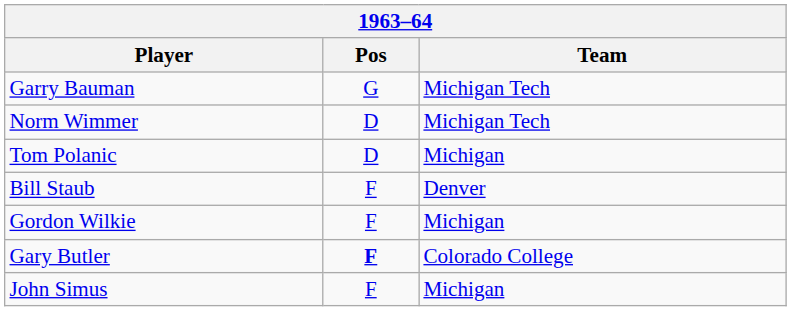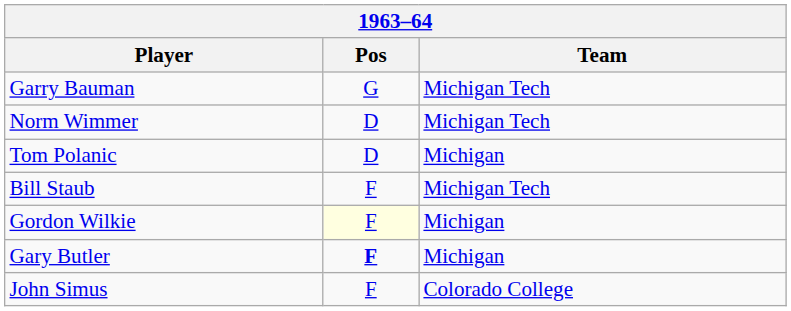(455, 188) Denver -> (487, 188) Michigan Tech
(371, 222) no background -> (371, 222) lightyellow background
(498, 255) Colorado College -> (464, 255) Michigan
(464, 289) Michigan -> (498, 289) Colorado College
